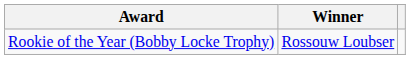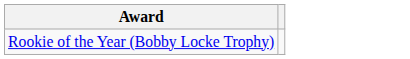- column: (338, 16)
